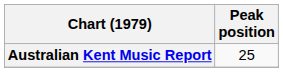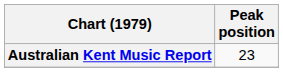(247, 55) 25 -> (247, 55) 23
